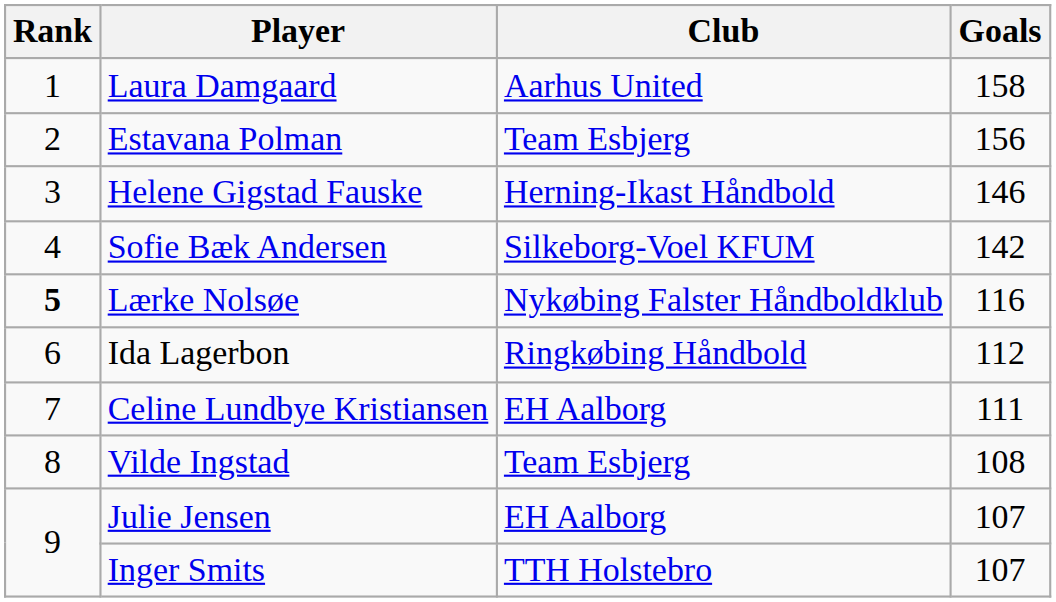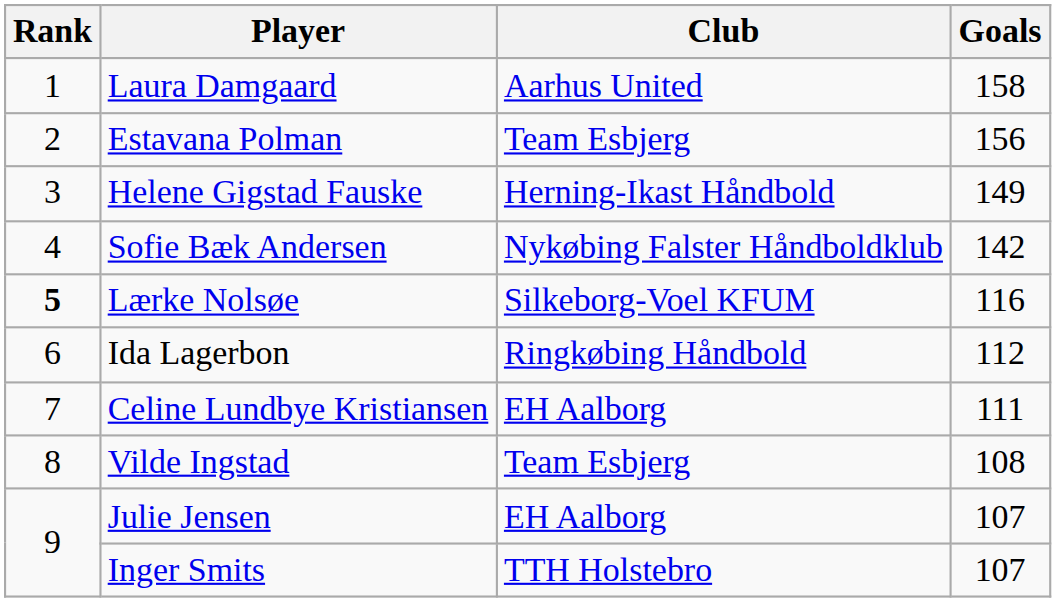(1000, 192) 146 -> (1000, 192) 149
(659, 246) Silkeborg-Voel KFUM -> (723, 246) Nykøbing Falster Håndboldklub
(723, 300) Nykøbing Falster Håndboldklub -> (659, 300) Silkeborg-Voel KFUM
